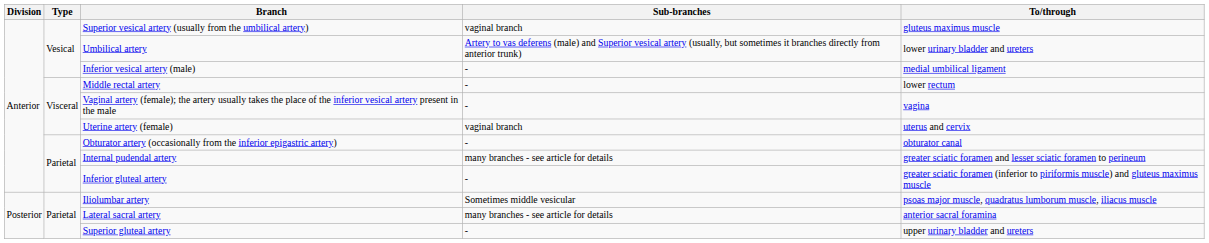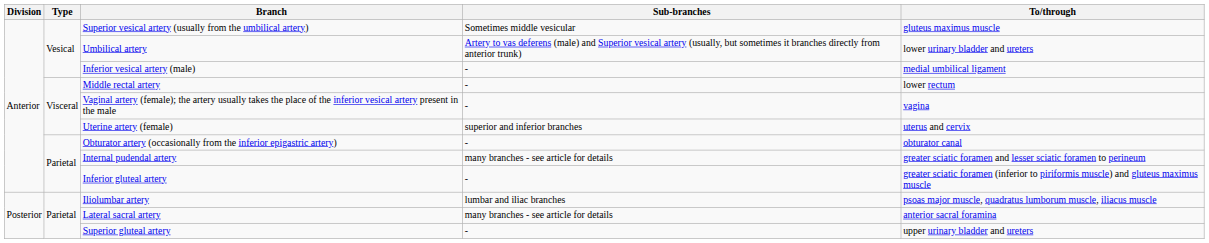(494, 27) vaginal branch -> (520, 27) Sometimes middle vesicular
(494, 127) vaginal branch -> (523, 127) superior and inferior branches
(520, 199) Sometimes middle vesicular -> (515, 199) lumbar and iliac branches
